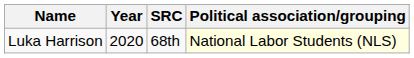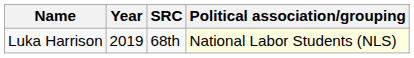(127, 40) 2020 -> (127, 40) 2019
